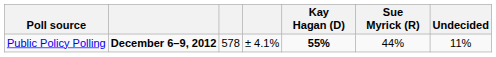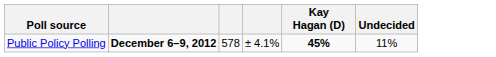- column: (393, 19)
(319, 43) 55% -> (319, 43) 45%
